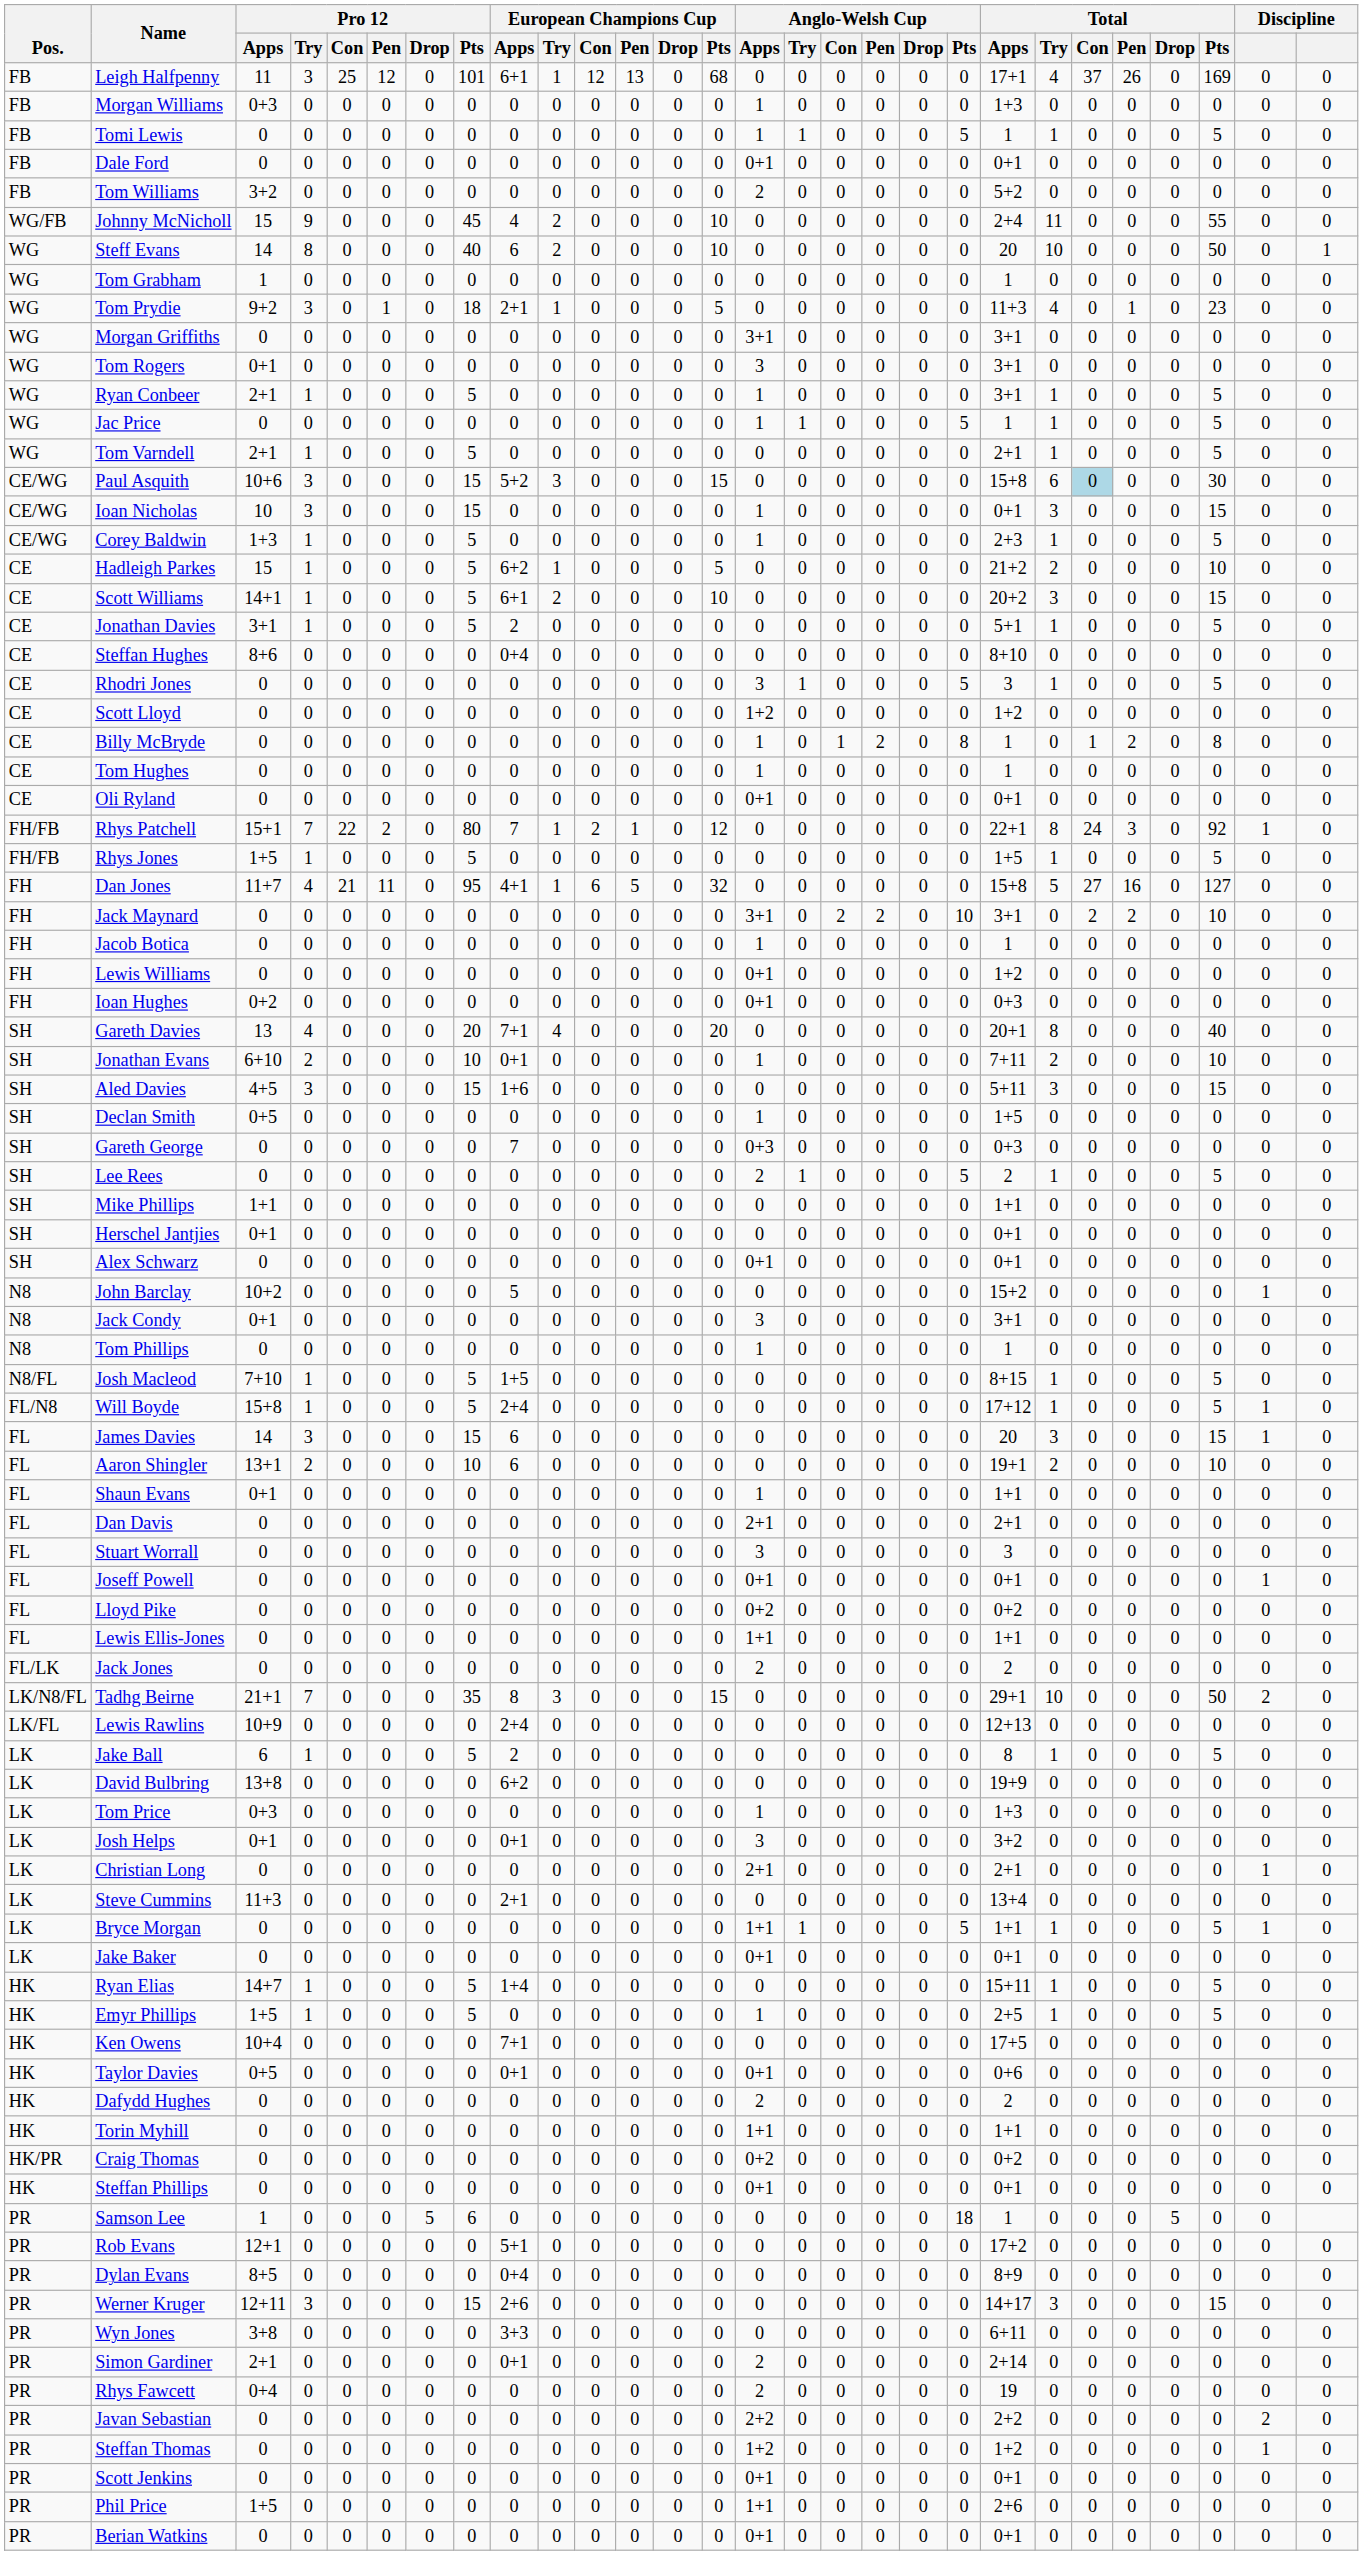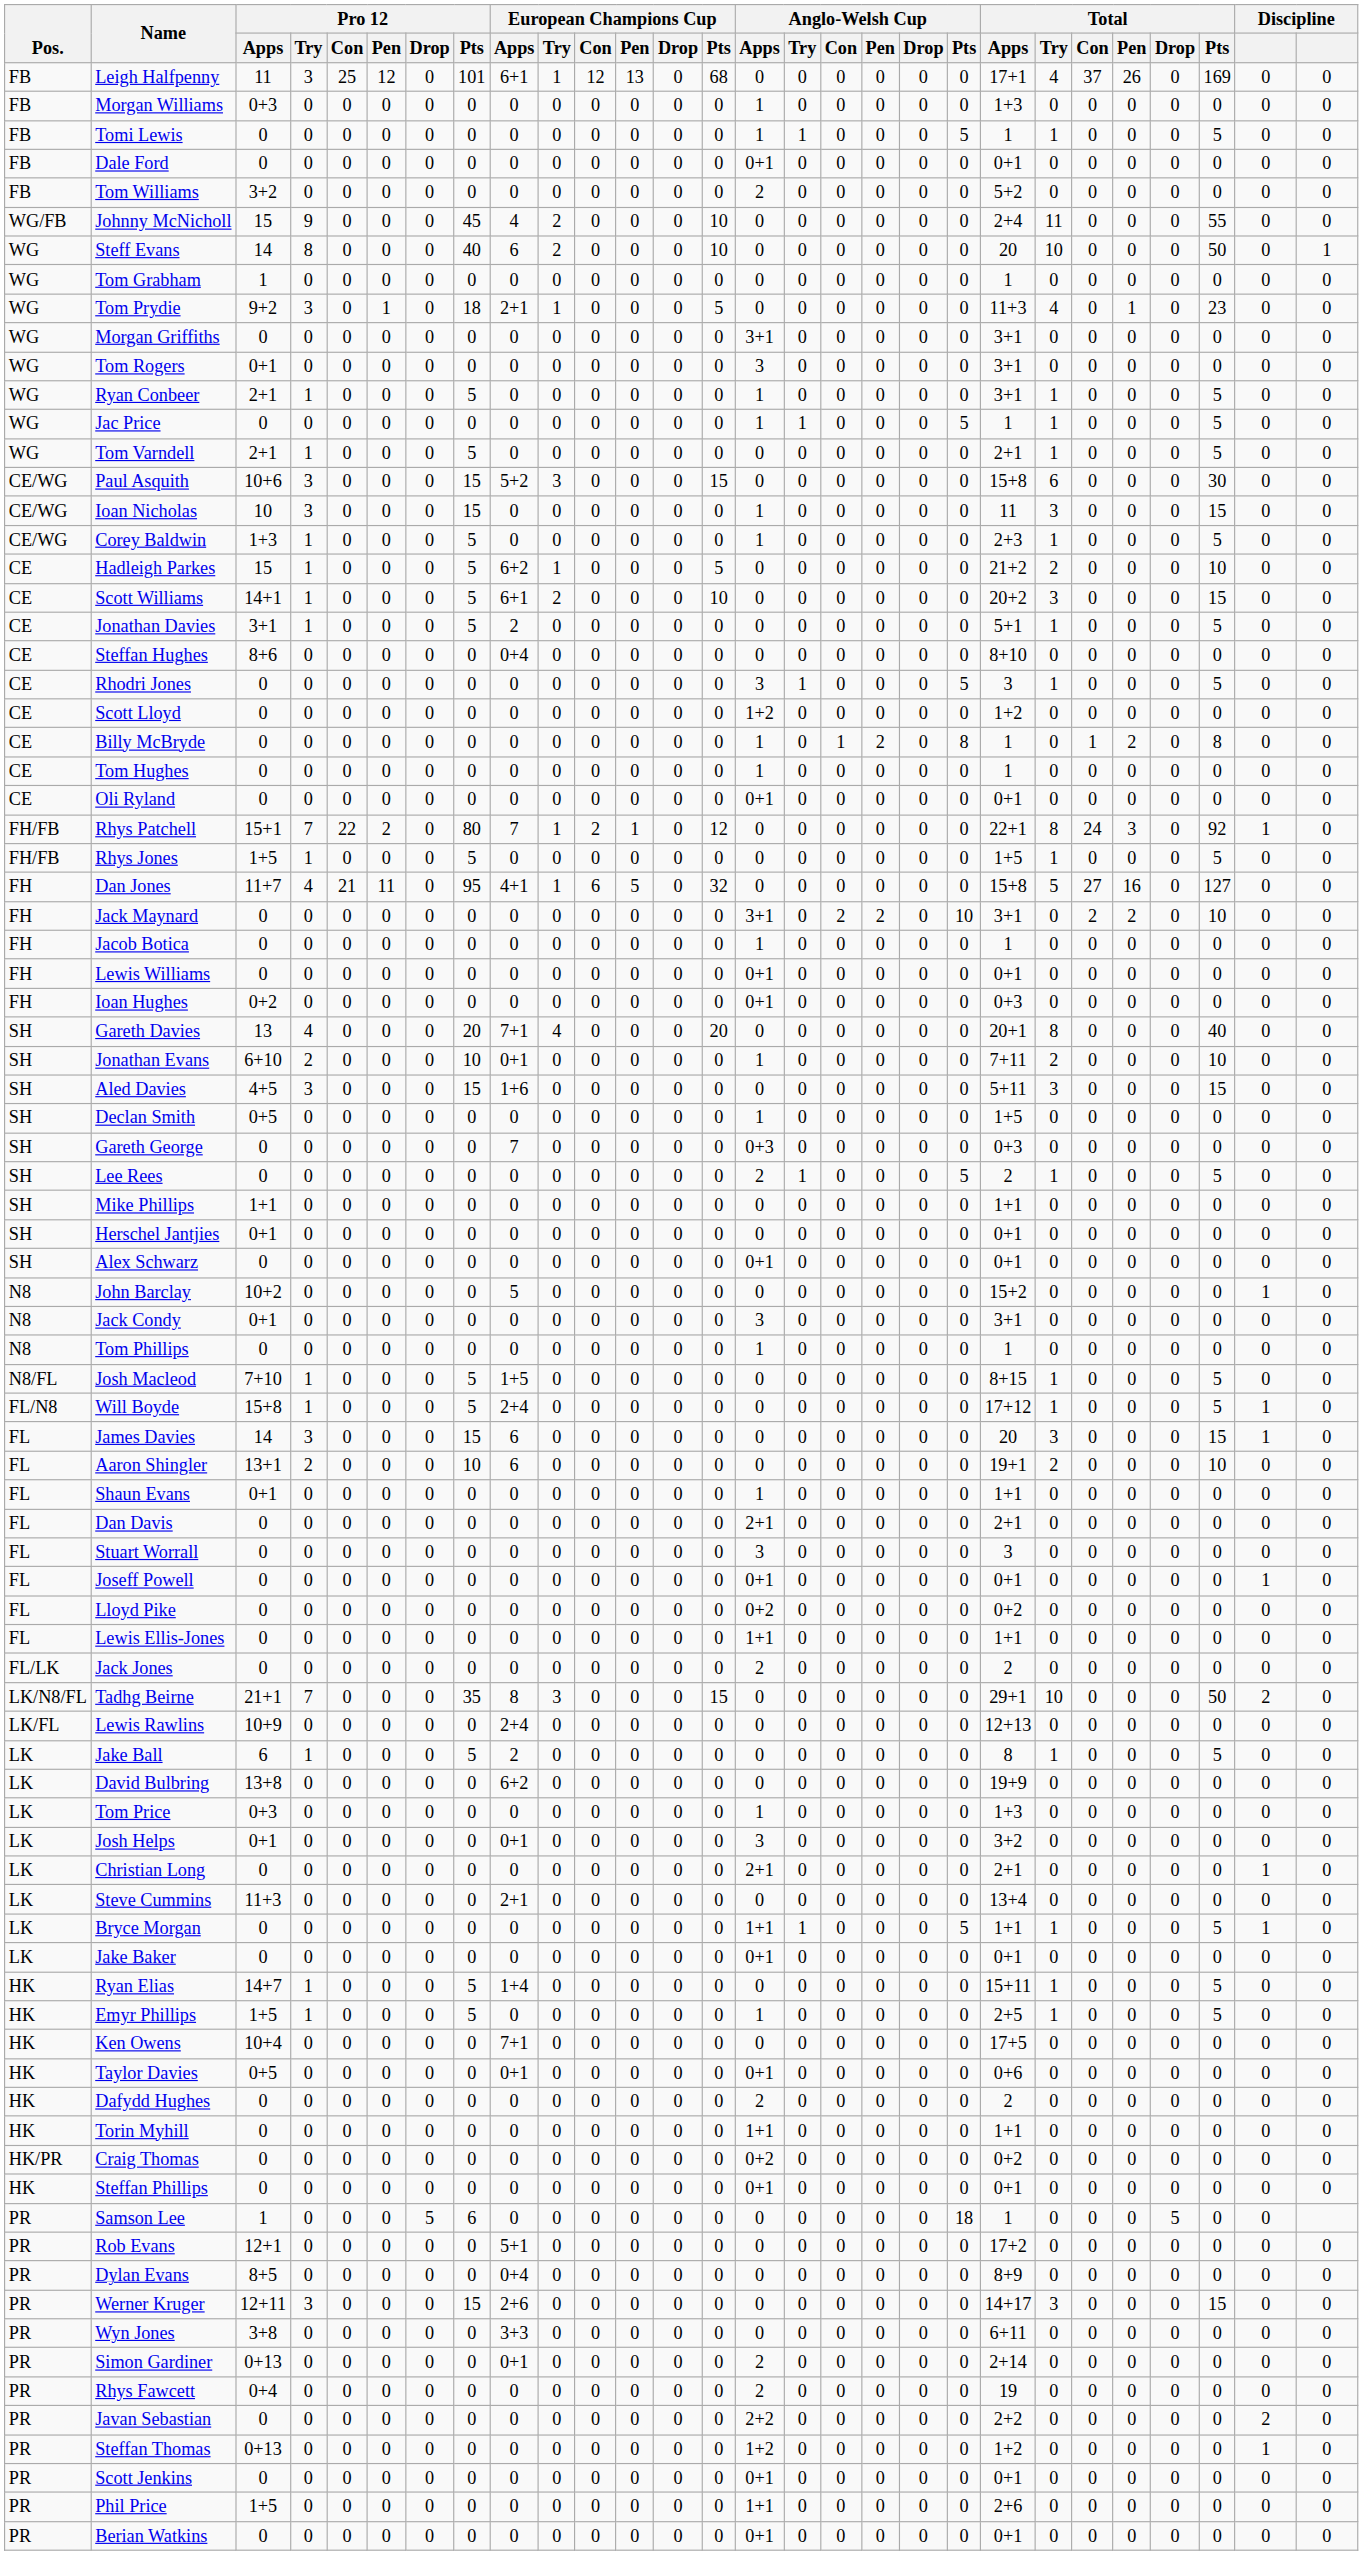(1092, 481) lightblue background -> (1092, 481) no background
(1008, 510) 0+1 -> (1008, 510) 11
(1008, 973) 1+2 -> (1008, 973) 0+1
(263, 2362) 2+1 -> (263, 2362) 0+13
(263, 2448) 0 -> (263, 2448) 0+13
